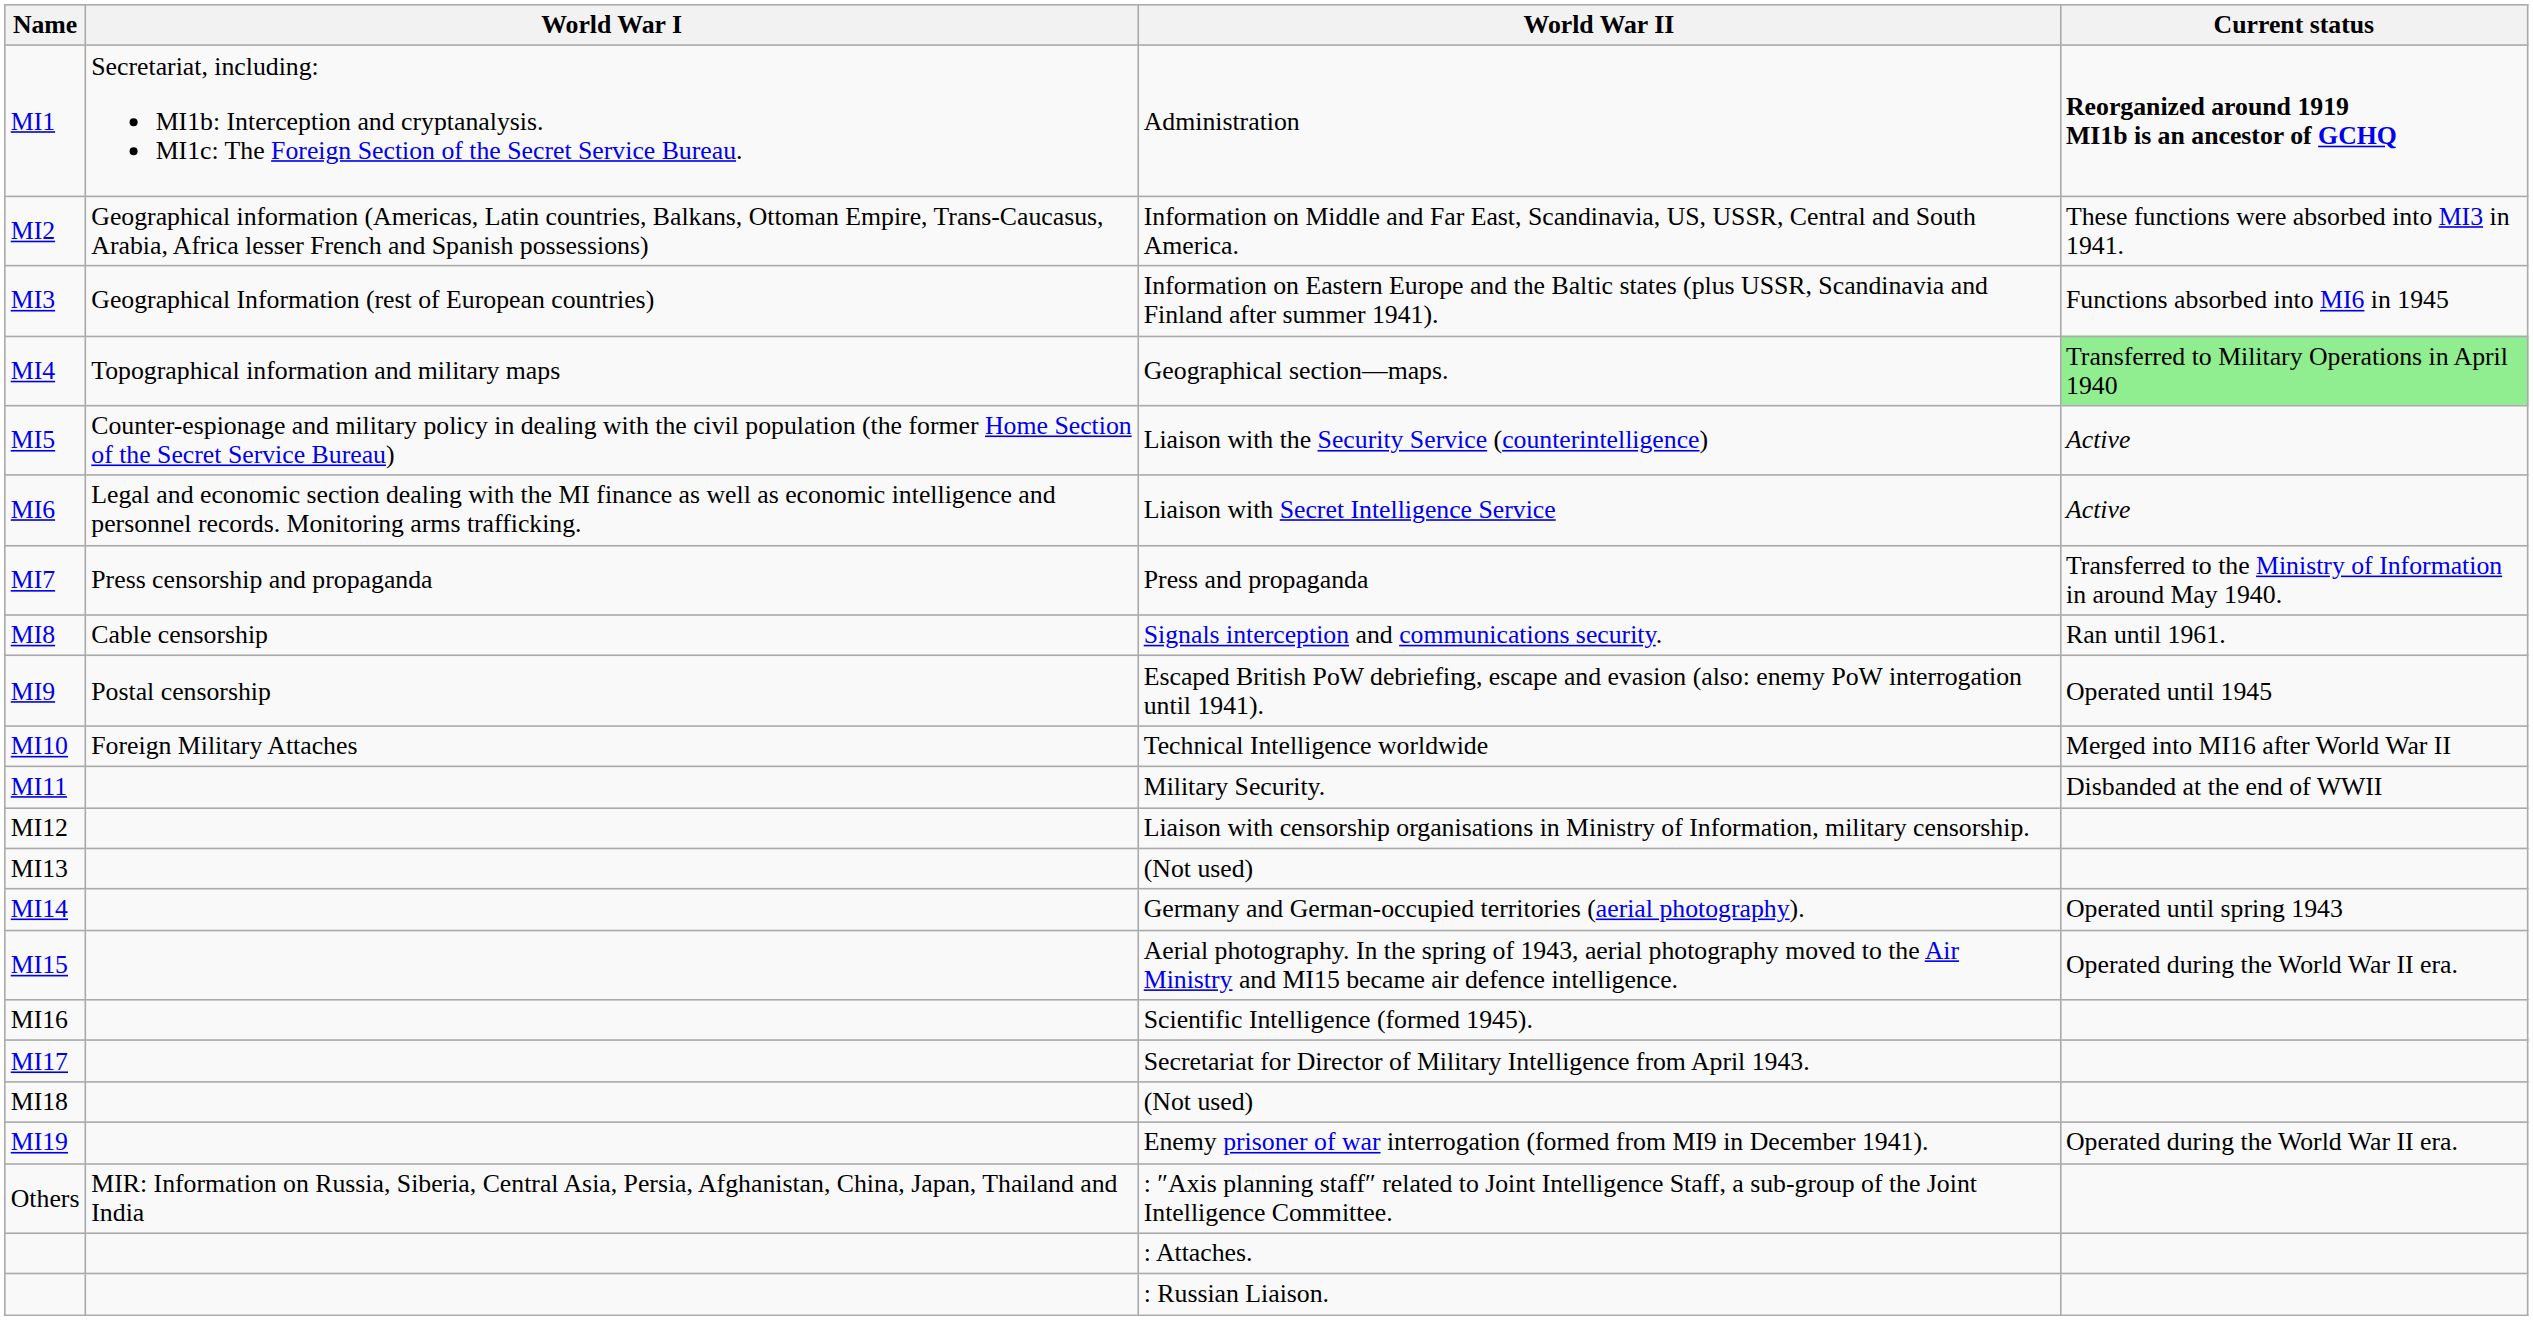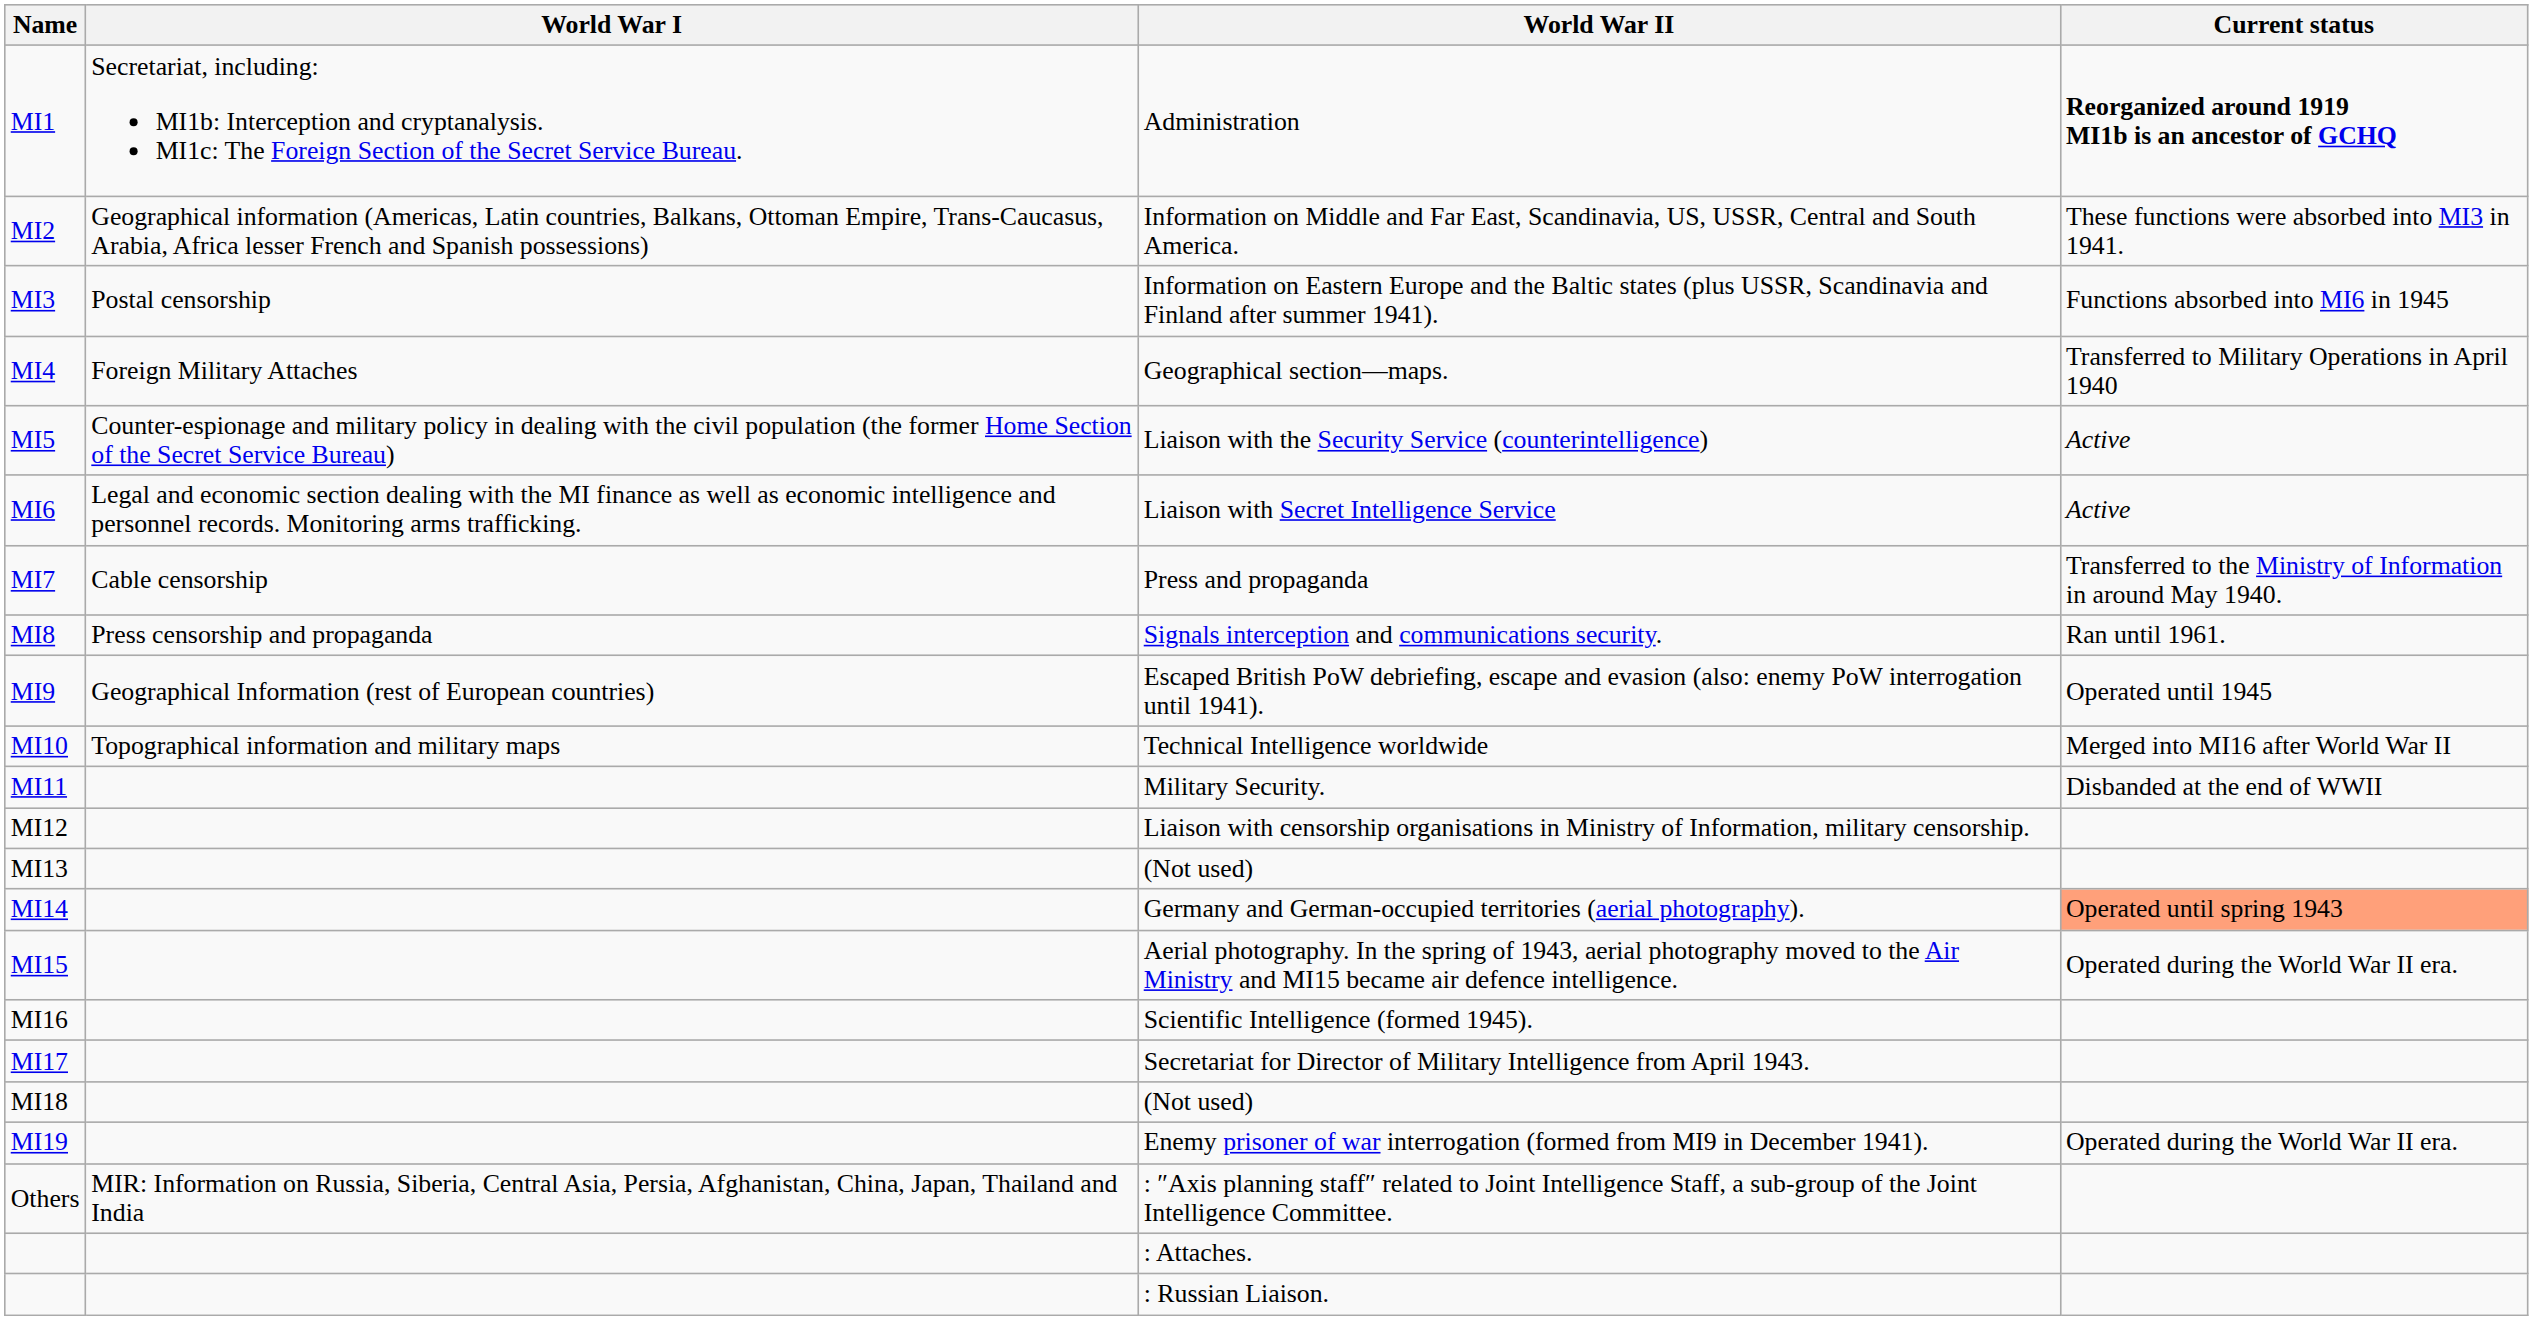(373, 300) Geographical Information (rest of European countries) -> (181, 300) Postal censorship
(326, 370) Topographical information and military maps -> (224, 370) Foreign Military Attaches
(2287, 370) lightgreen background -> (2287, 370) no background
(262, 579) Press censorship and propaganda -> (180, 579) Cable censorship
(180, 635) Cable censorship -> (262, 635) Press censorship and propaganda
(181, 690) Postal censorship -> (373, 690) Geographical Information (rest of European countries)
(224, 745) Foreign Military Attaches -> (326, 745) Topographical information and military maps
(2204, 909) no background -> (2204, 909) lightsalmon background
